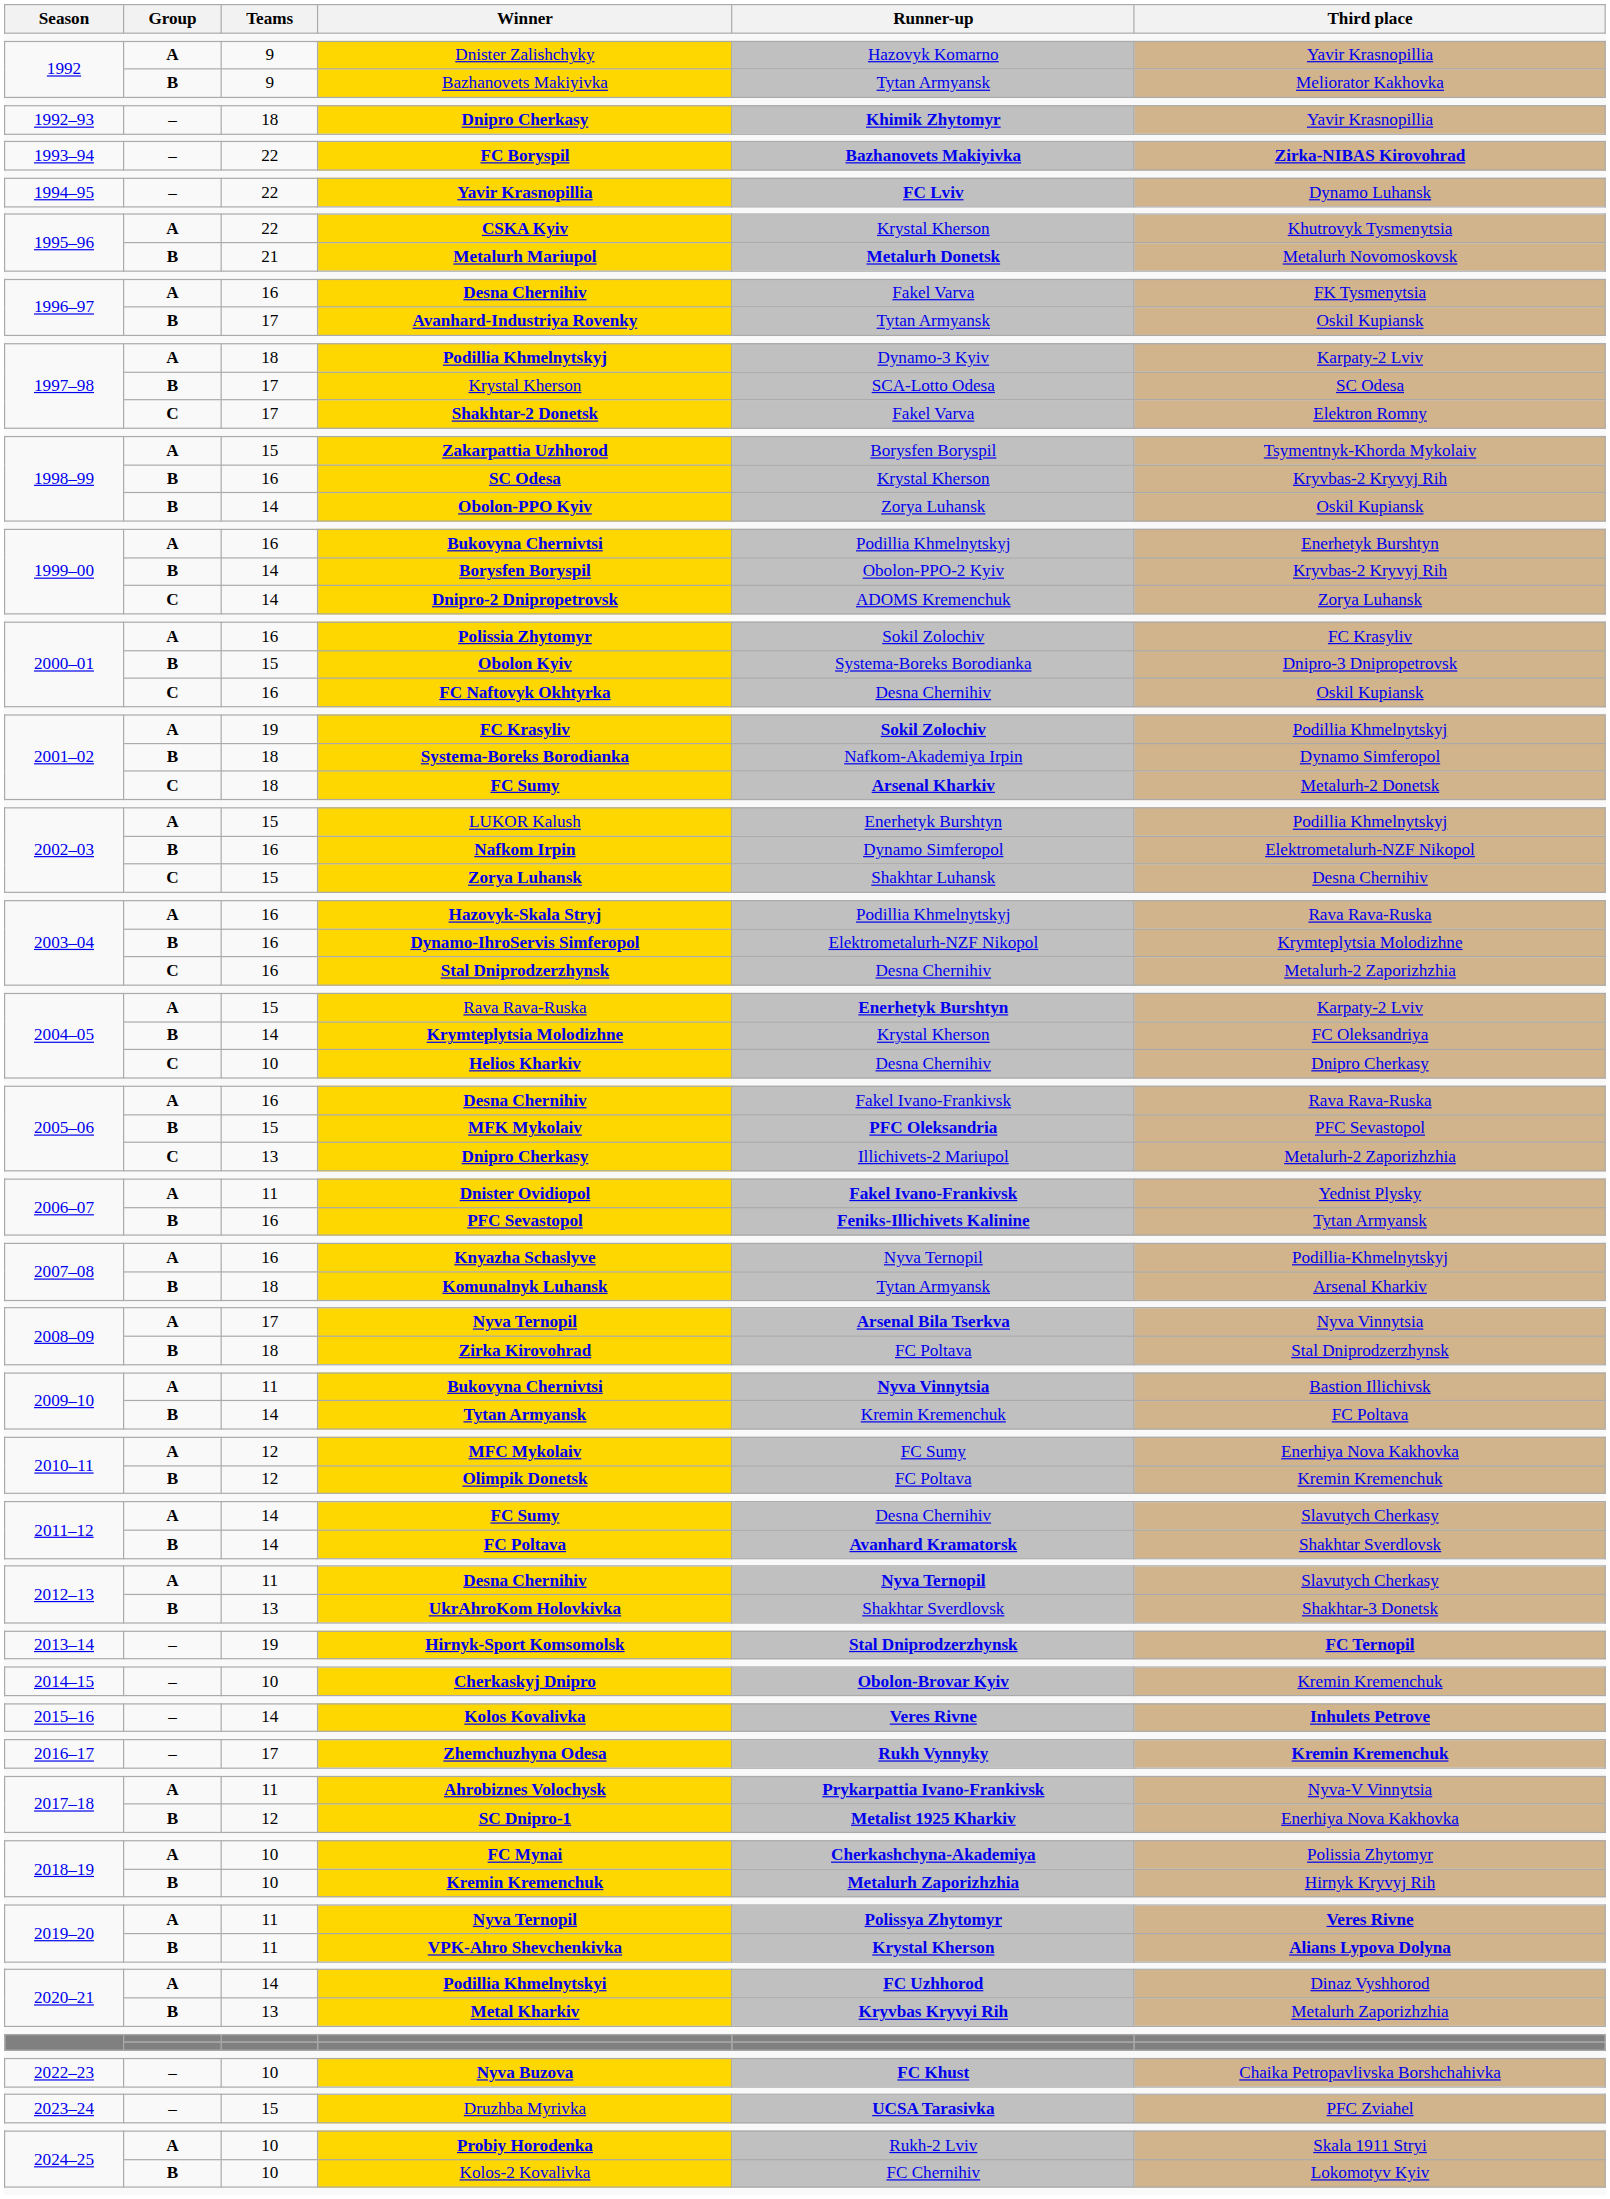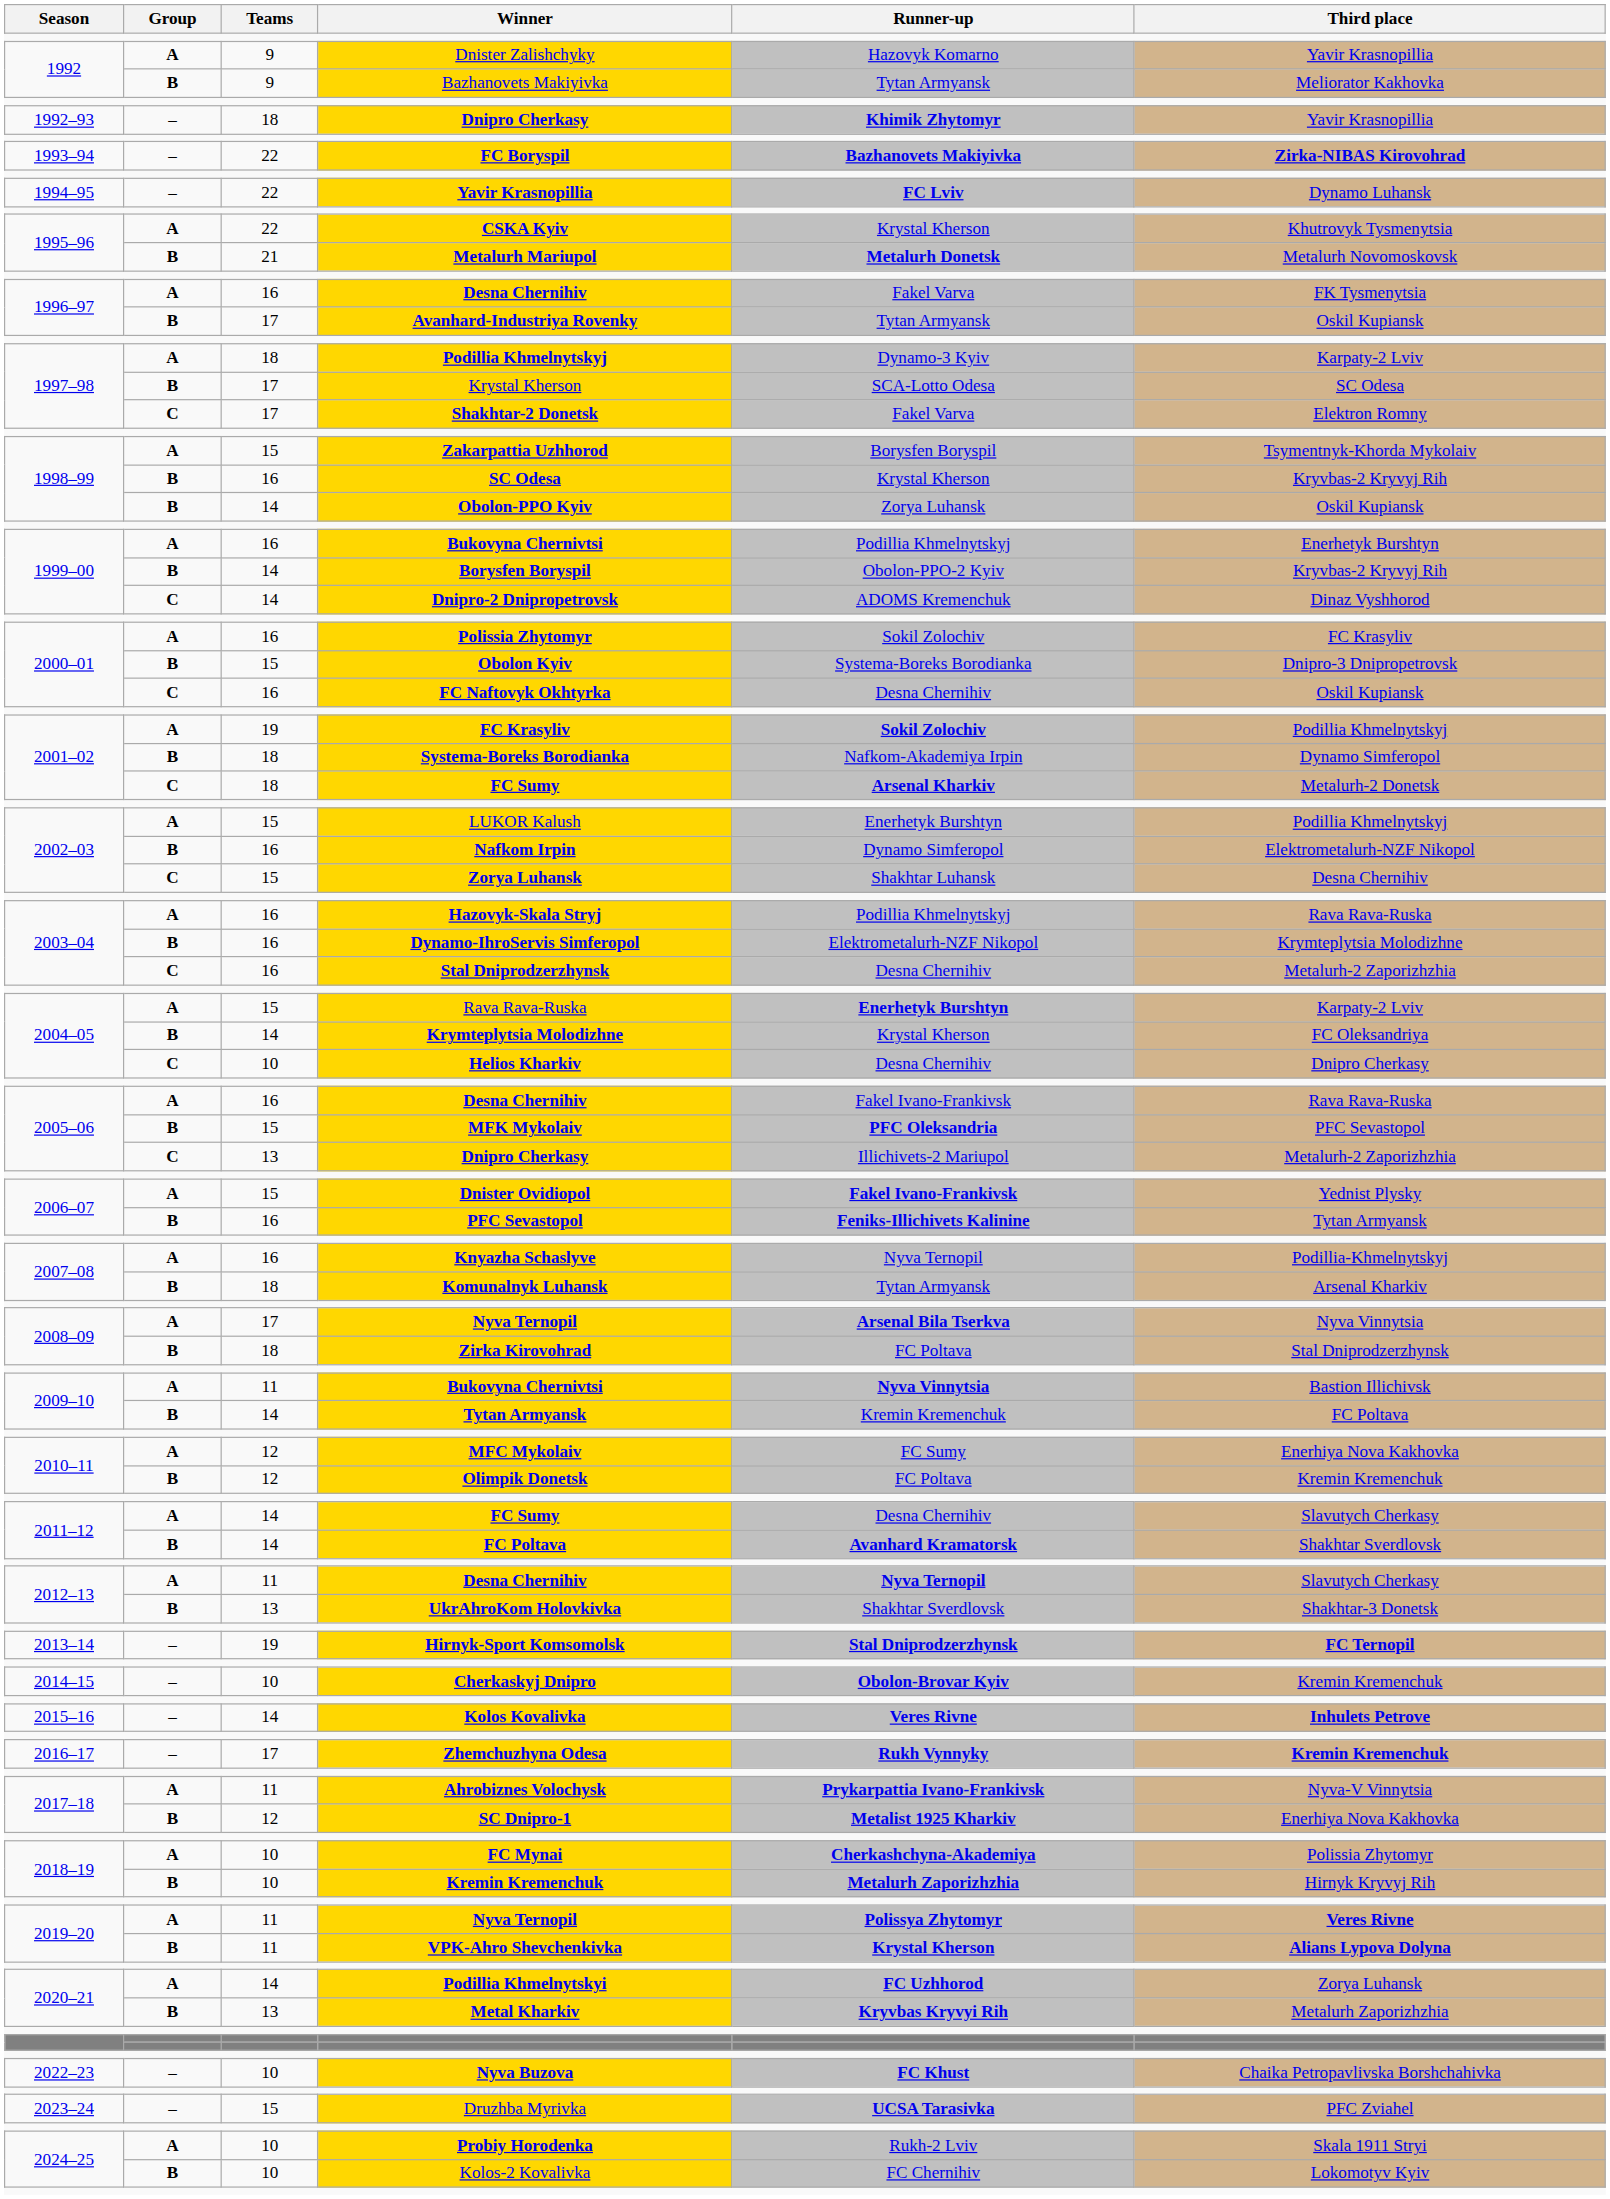(1370, 600) Zorya Luhansk -> (1370, 600) Dinaz Vyshhorod
(270, 1193) 11 -> (270, 1193) 15
(1370, 1984) Dinaz Vyshhorod -> (1370, 1984) Zorya Luhansk
